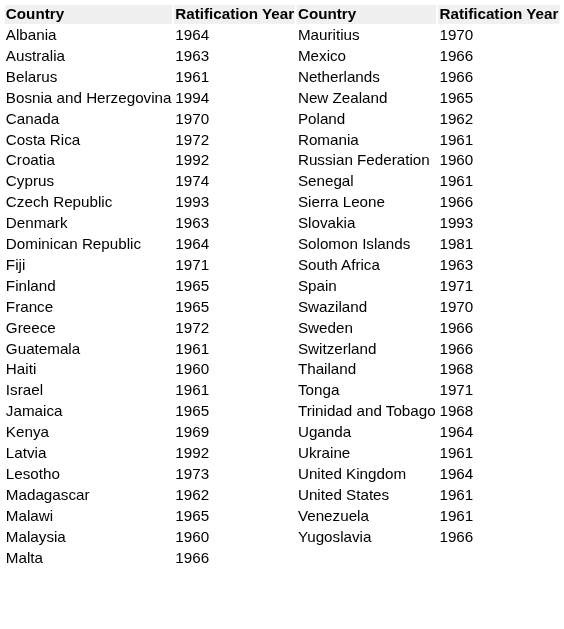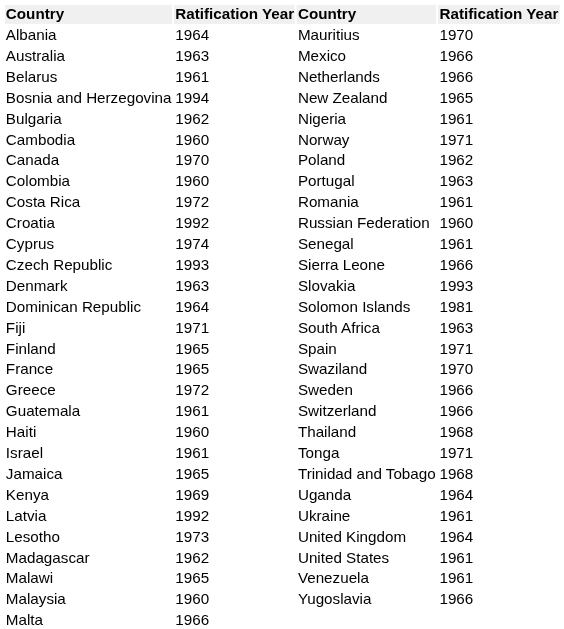+ row: (34, 118)
+ row: (40, 139)
+ row: (38, 181)
